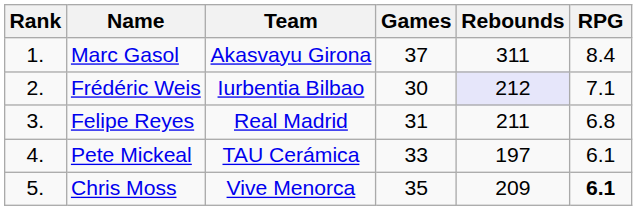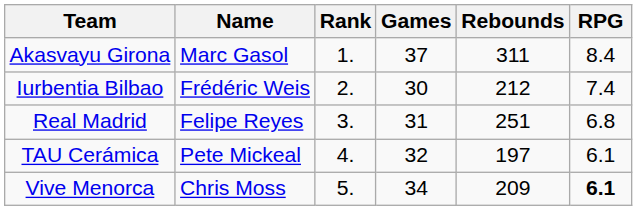columns swapped: (35, 21) <-> (291, 21)
(513, 88) lavender background -> (513, 88) no background
(601, 88) 7.1 -> (601, 88) 7.4
(513, 121) 211 -> (513, 121) 251
(416, 155) 33 -> (416, 155) 32
(416, 188) 35 -> (416, 188) 34
